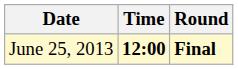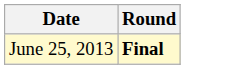- column: (144, 19)
